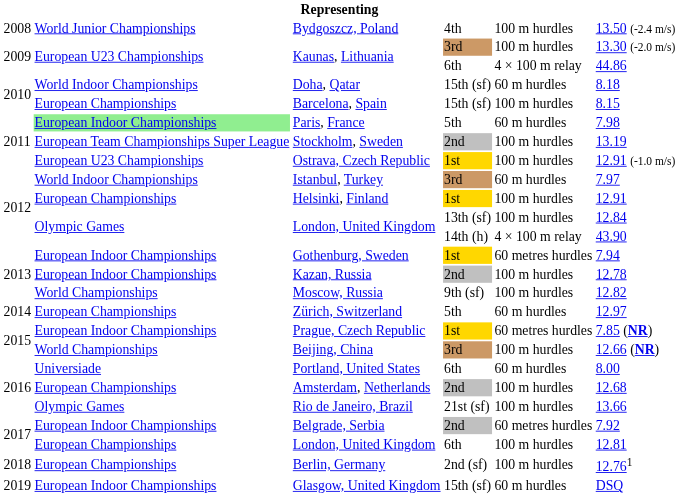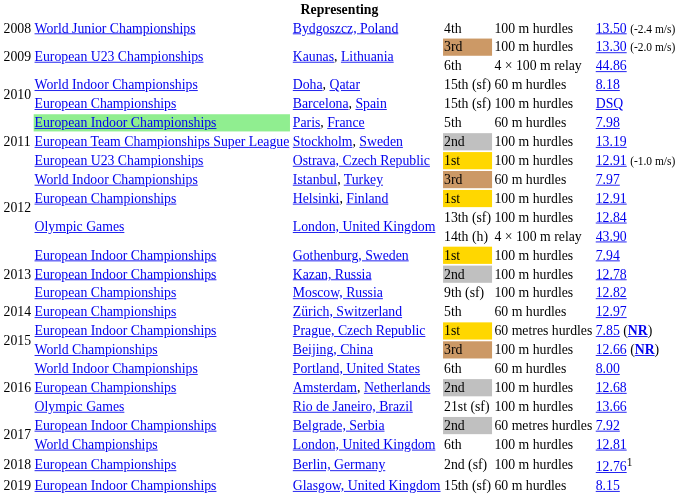(608, 103) 8.15 -> (609, 103) DSQ
(543, 255) 60 metres hurdles -> (534, 255) 100 m hurdles
(96, 293) World Championships -> (105, 293) European Championships
(68, 368) Universiade -> (116, 368) World Indoor Championships
(105, 444) European Championships -> (96, 444) World Championships
(609, 486) DSQ -> (608, 486) 8.15
